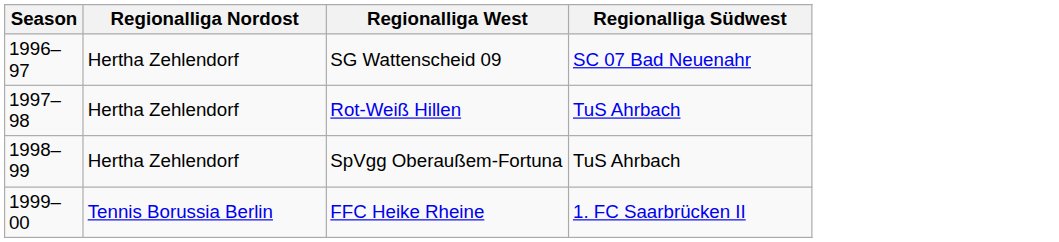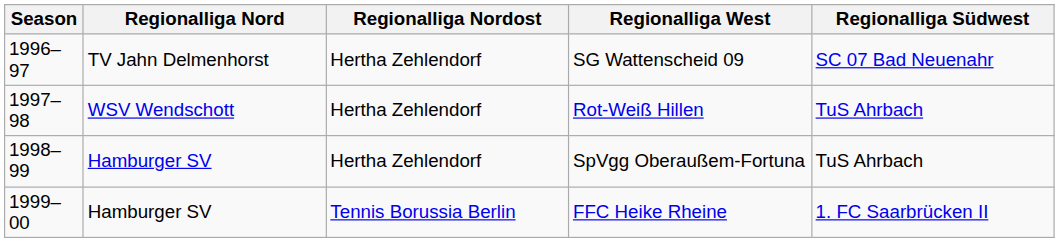+ column: (205, 19)
